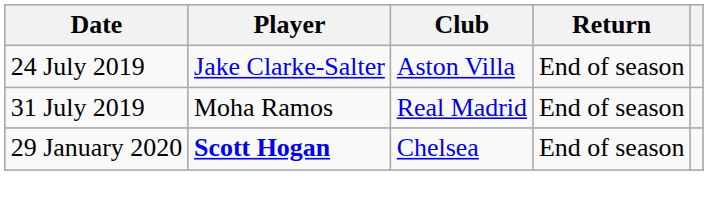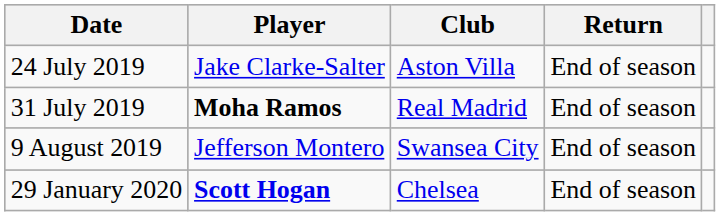(264, 107) normal -> (268, 107) bold
+ row: (86, 148)
